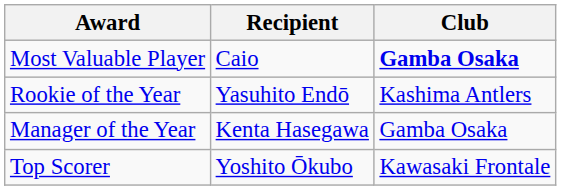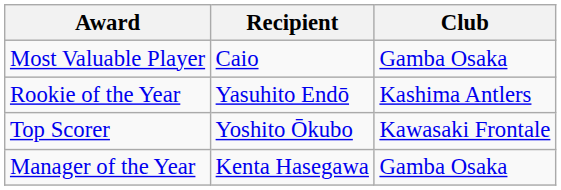(449, 58) bold -> (443, 58) normal
rows swapped: (103, 130) <-> (60, 166)
